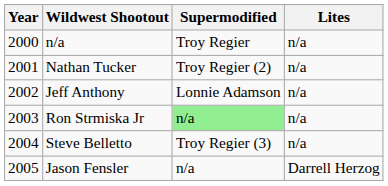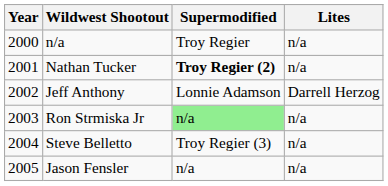(224, 67) normal -> (226, 67) bold
(297, 93) n/a -> (334, 93) Darrell Herzog
(334, 168) Darrell Herzog -> (297, 168) n/a
